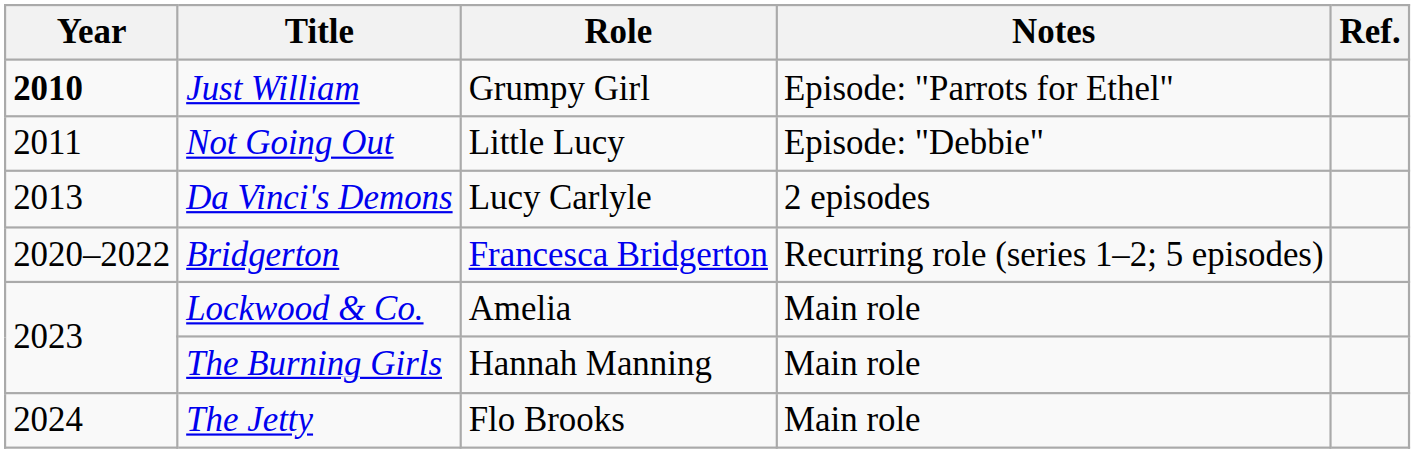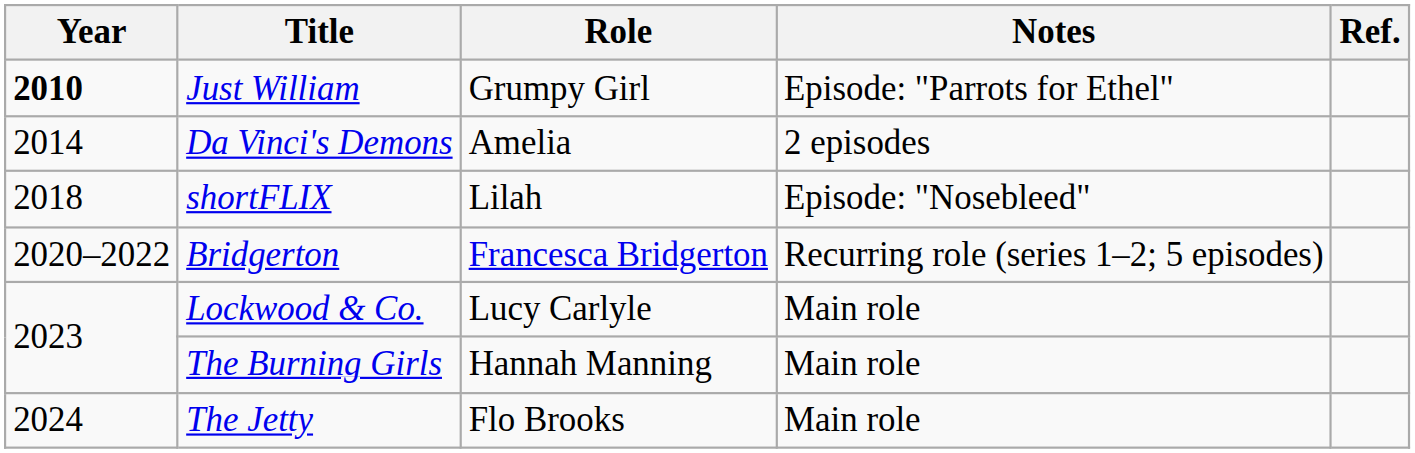- row: (290, 142)
(48, 198) 2013 -> (48, 142) 2014
(560, 198) Lucy Carlyle -> (520, 142) Amelia
+ row: (259, 198)
(520, 308) Amelia -> (560, 308) Lucy Carlyle
